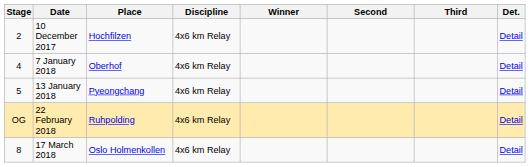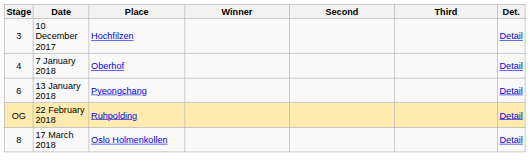- column: (207, 12)
(19, 36) 2 -> (19, 36) 3
(19, 91) 5 -> (19, 91) 6
